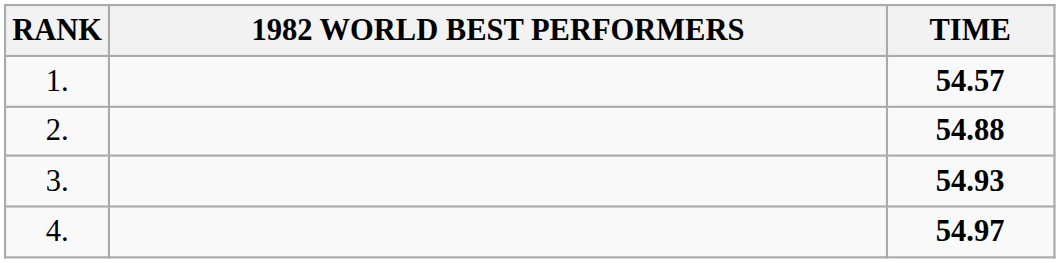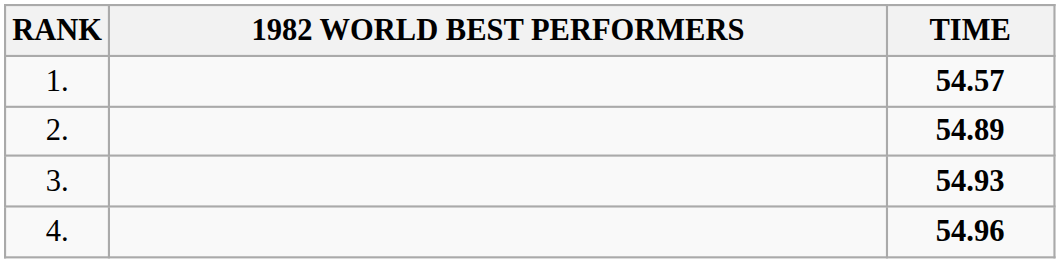(970, 130) 54.88 -> (970, 130) 54.89
(970, 231) 54.97 -> (970, 231) 54.96
